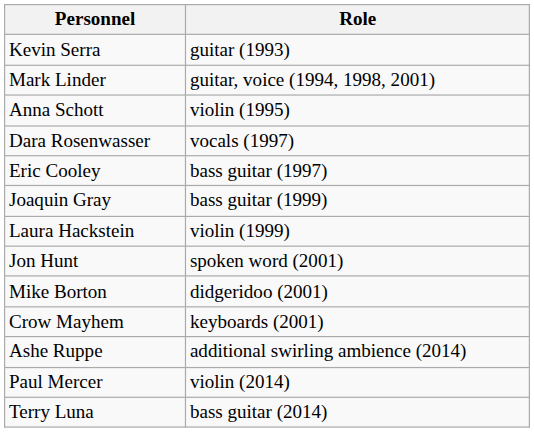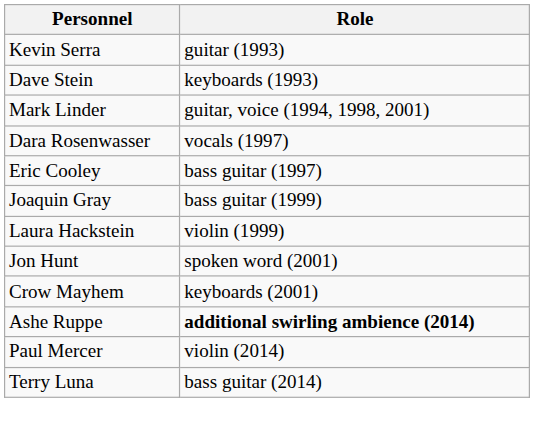+ row: (51, 79)
- row: (56, 110)
- row: (58, 291)
(328, 351) normal -> (330, 321) bold
